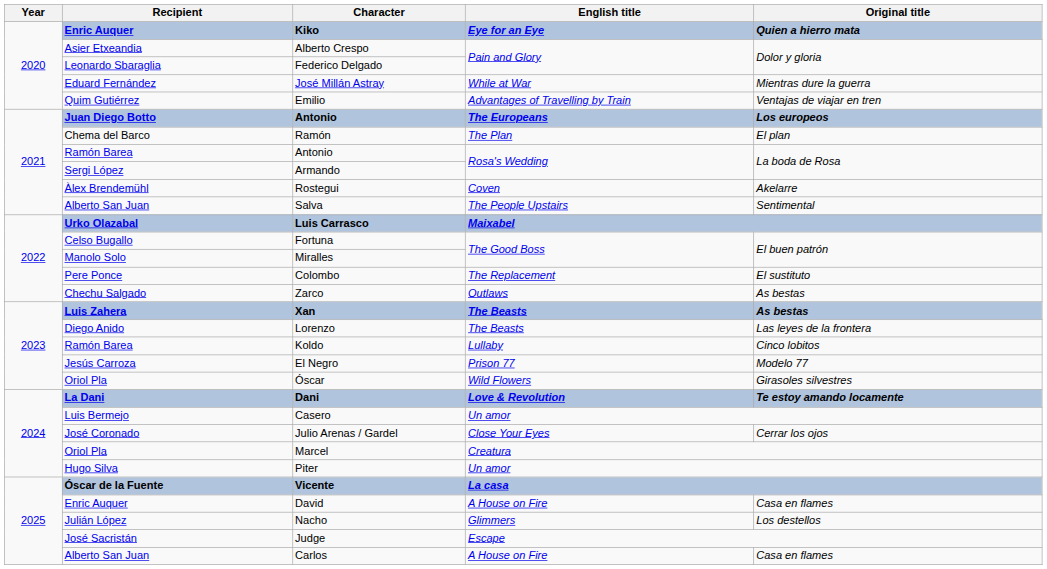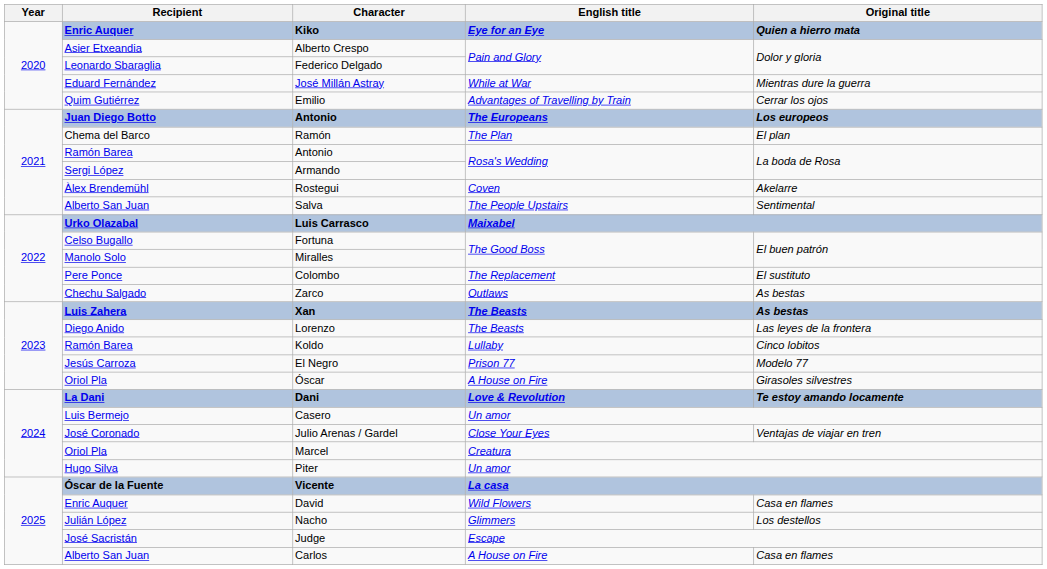(819, 100) Ventajas de viajar en tren -> (792, 100) Cerrar los ojos
(500, 380) Wild Flowers -> (508, 380) A House on Fire
(792, 433) Cerrar los ojos -> (819, 433) Ventajas de viajar en tren
(508, 503) A House on Fire -> (500, 503) Wild Flowers
